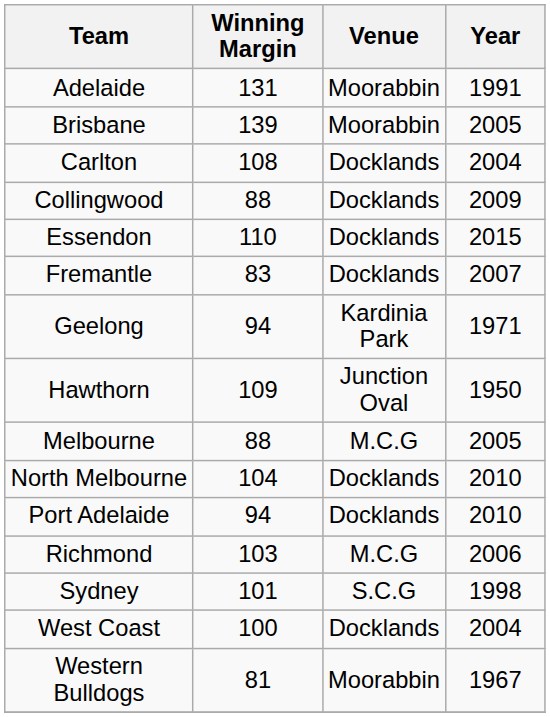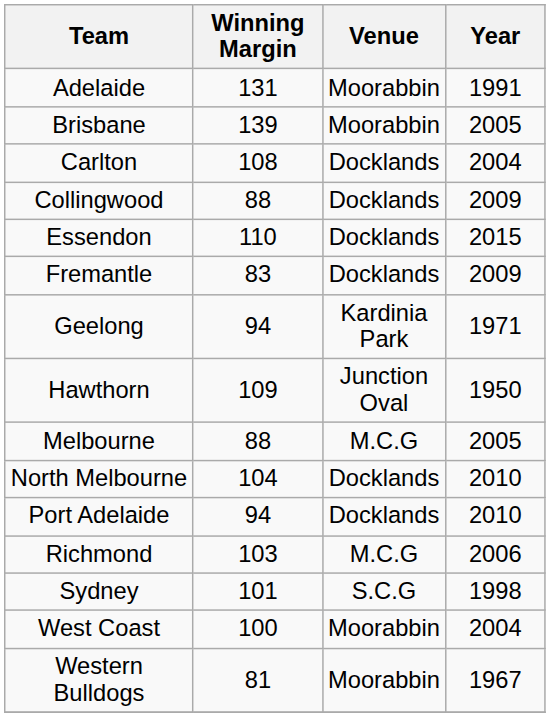(495, 275) 2007 -> (495, 275) 2009
(384, 628) Docklands -> (384, 628) Moorabbin
